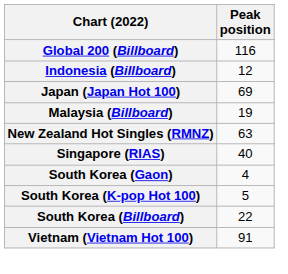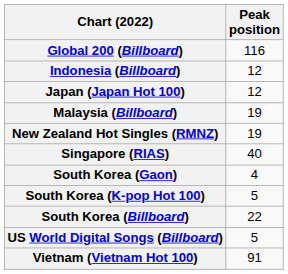(245, 92) 69 -> (255, 92) 12
(245, 133) 63 -> (255, 133) 19
+ row: (115, 237)
